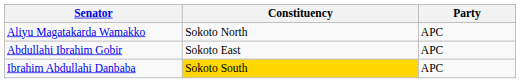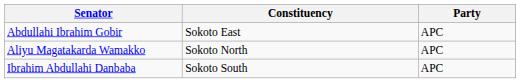rows swapped: (76, 31) <-> (65, 50)
(216, 68) gold background -> (216, 68) no background
